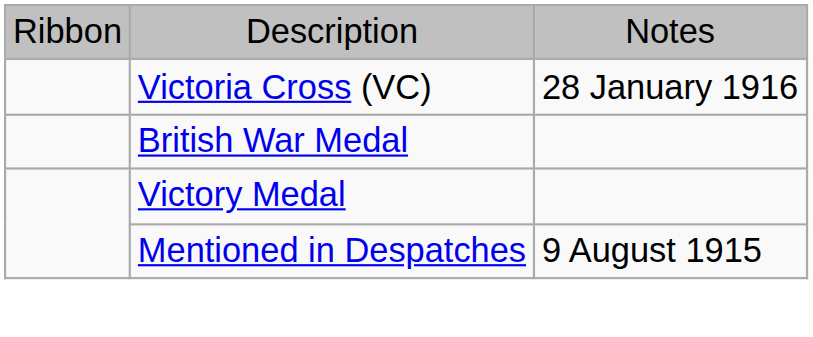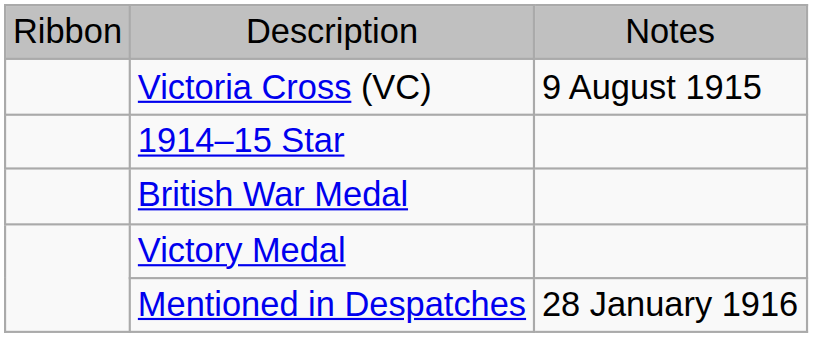(670, 86) 28 January 1916 -> (652, 86) 9 August 1915
+ row: (241, 140)
(652, 250) 9 August 1915 -> (670, 304) 28 January 1916
